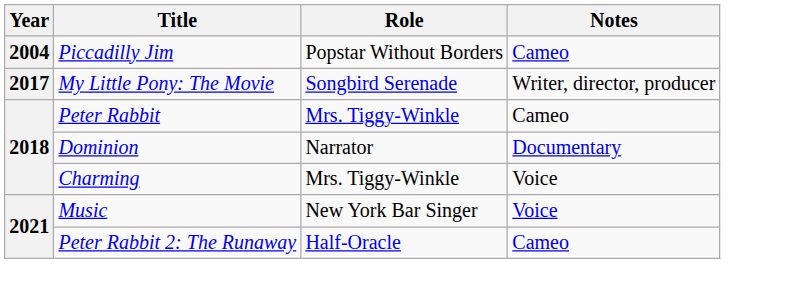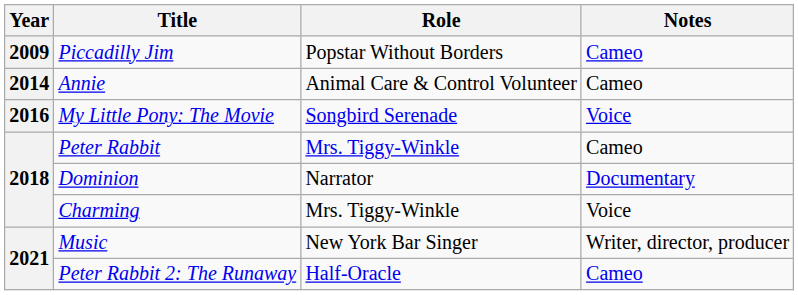(29, 52) 2004 -> (29, 52) 2009
+ row: (82, 83)
(29, 83) 2017 -> (29, 115) 2016
(614, 83) Writer, director, producer -> (609, 115) Voice
(535, 210) Voice -> (688, 242) Writer, director, producer
